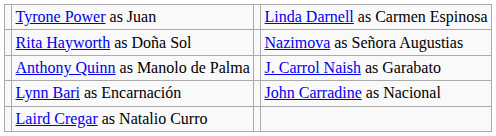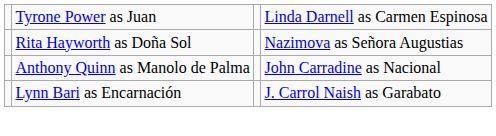(353, 67) J. Carrol Naish as Garabato -> (353, 67) John Carradine as Nacional
(353, 93) John Carradine as Nacional -> (353, 93) J. Carrol Naish as Garabato
- row: (112, 118)
